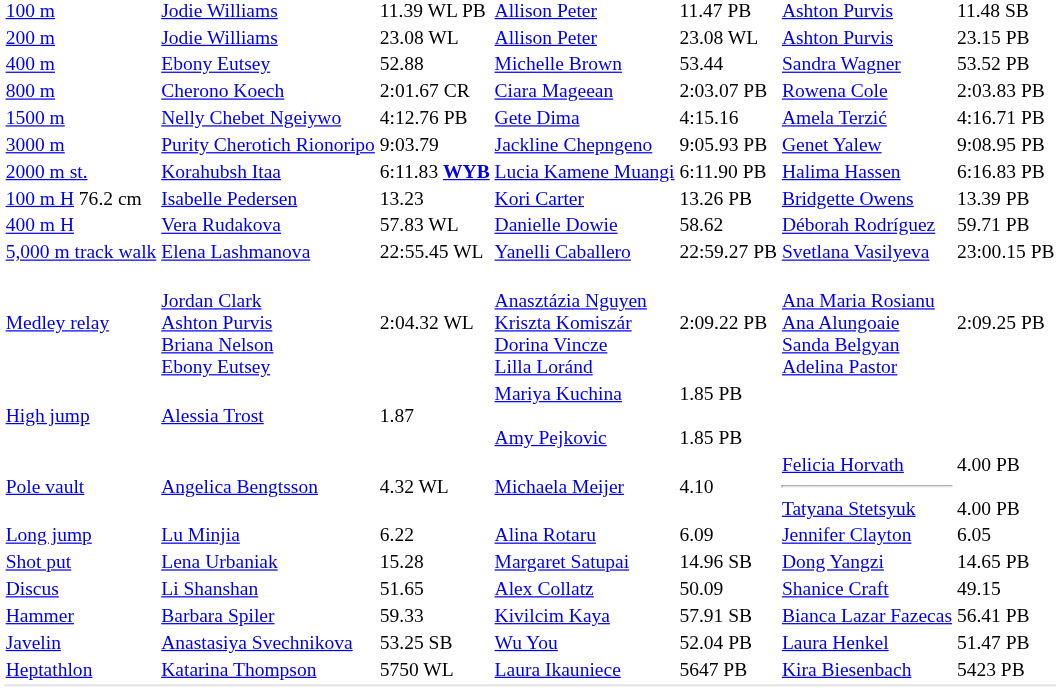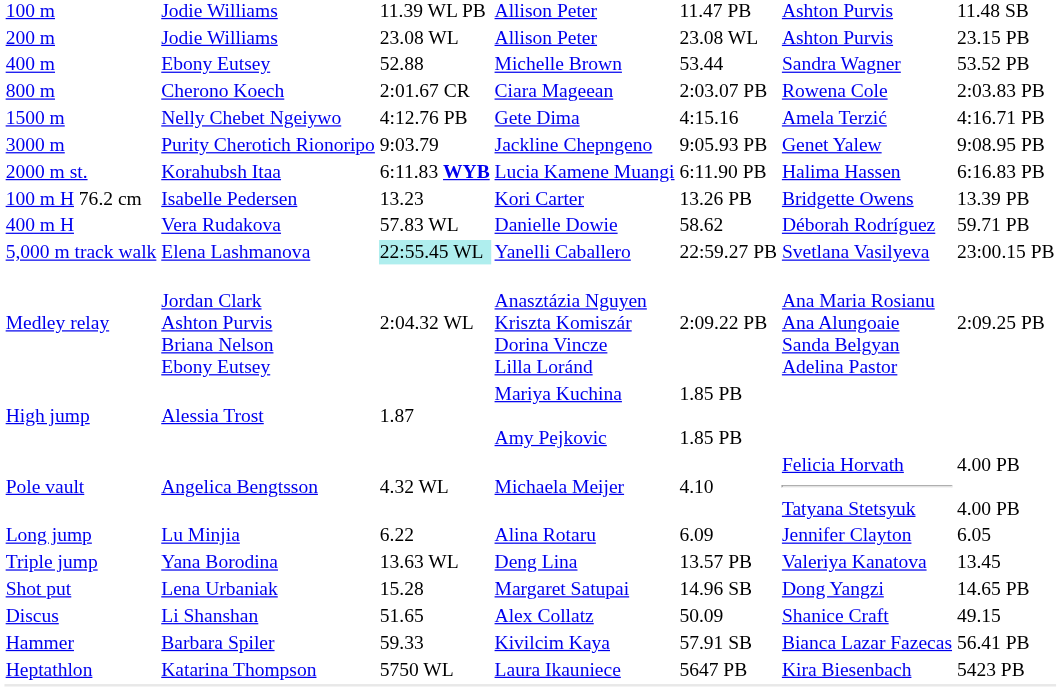(432, 252) no background -> (432, 252) paleturquoise background
+ row: (52, 561)
- row: (33, 642)
